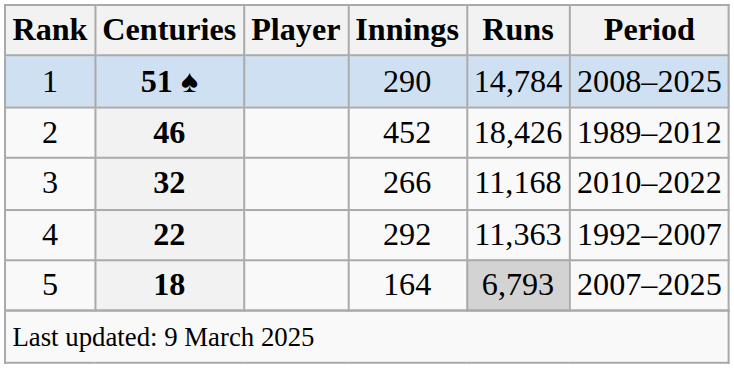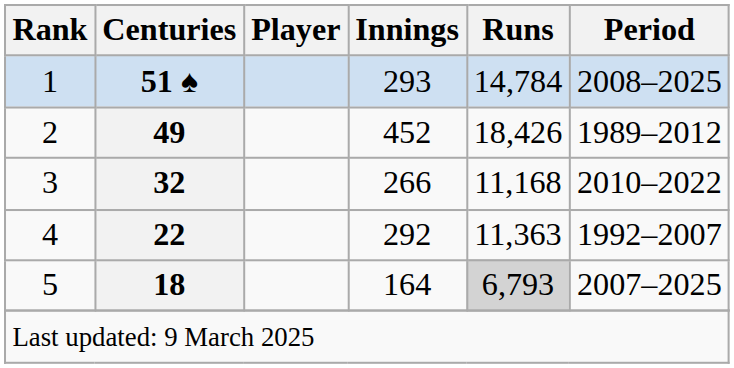(407, 81) 290 -> (407, 81) 293
(169, 132) 46 -> (169, 132) 49
